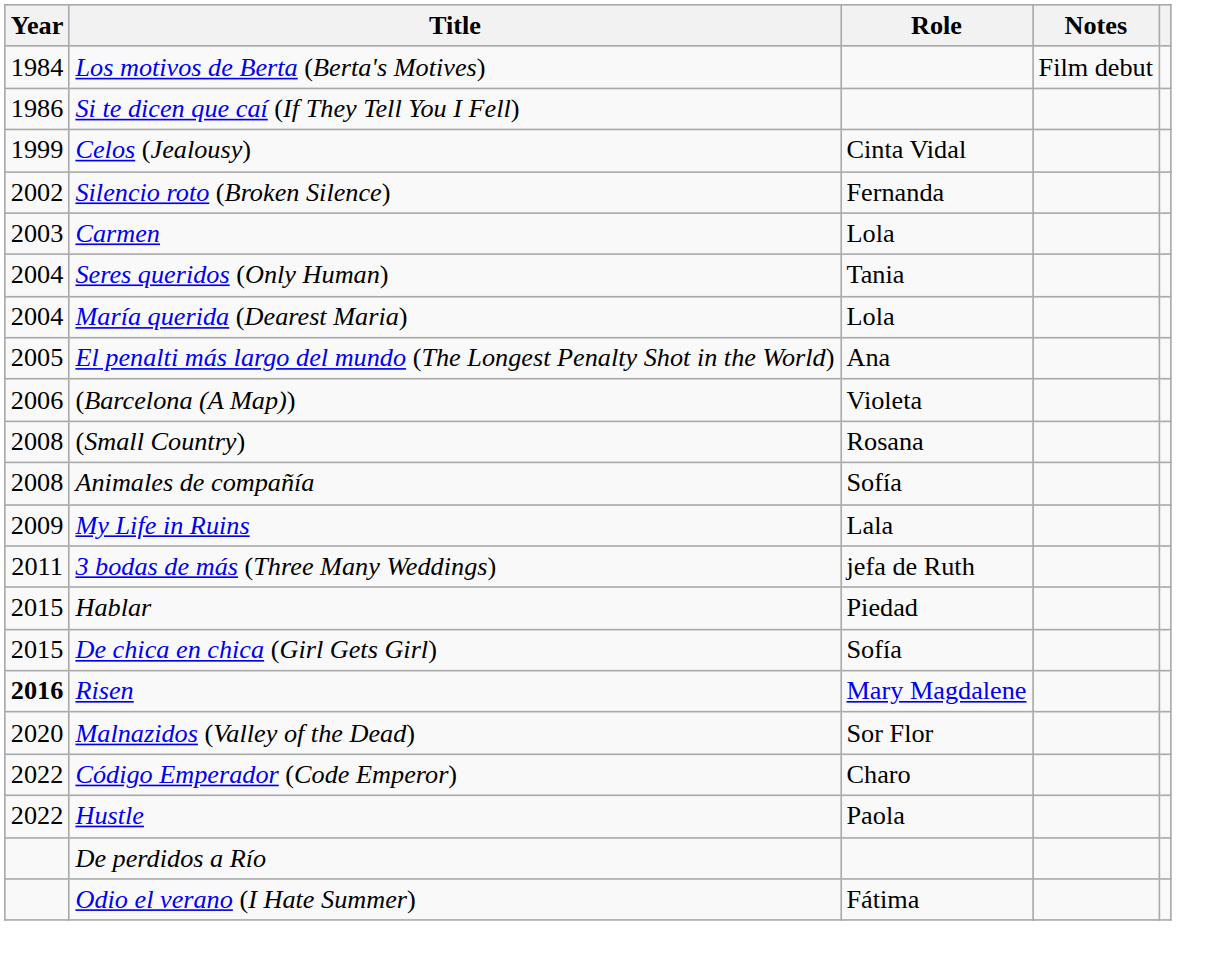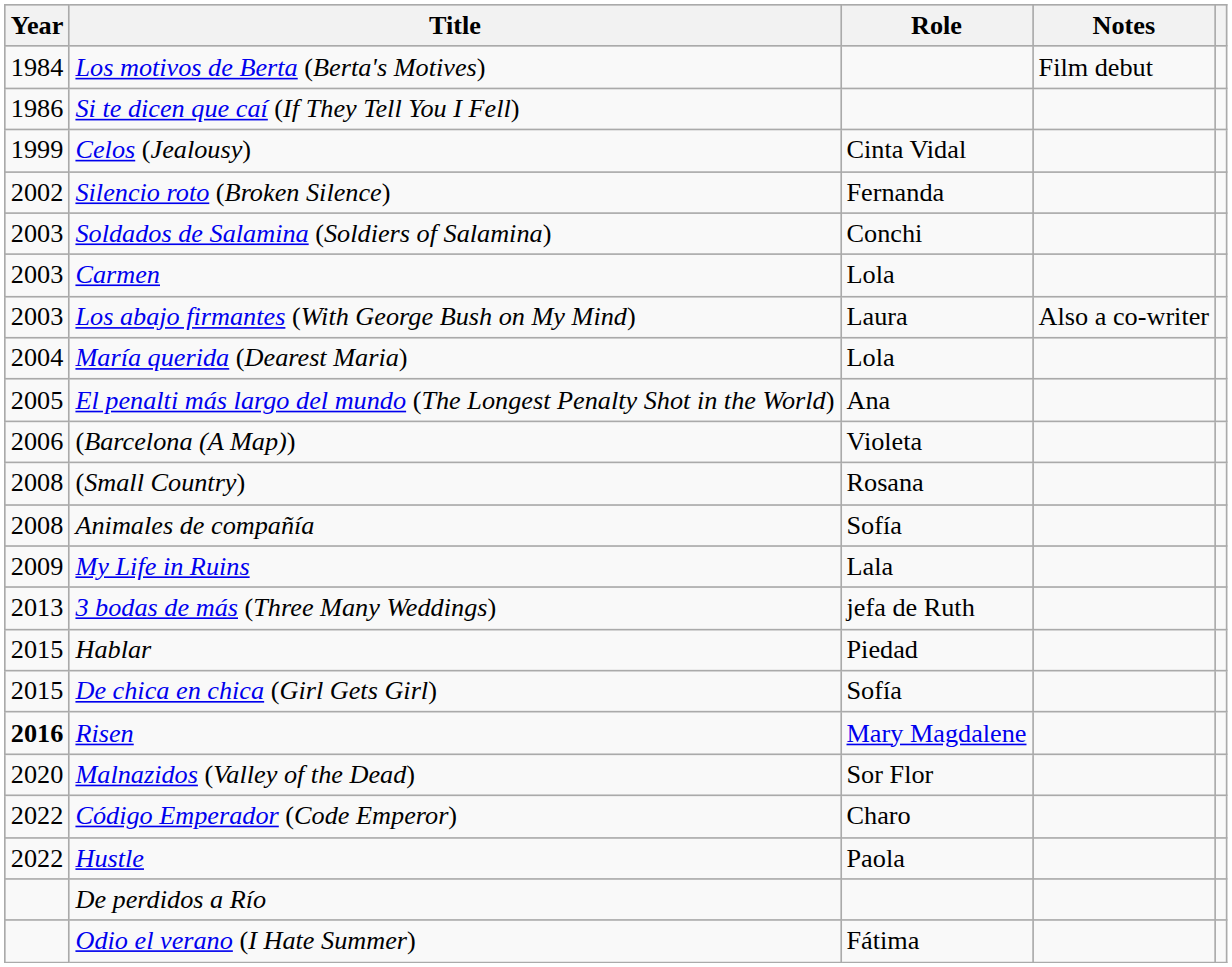+ row: (313, 233)
+ row: (356, 316)
- row: (232, 274)
(37, 566) 2011 -> (37, 607) 2013
